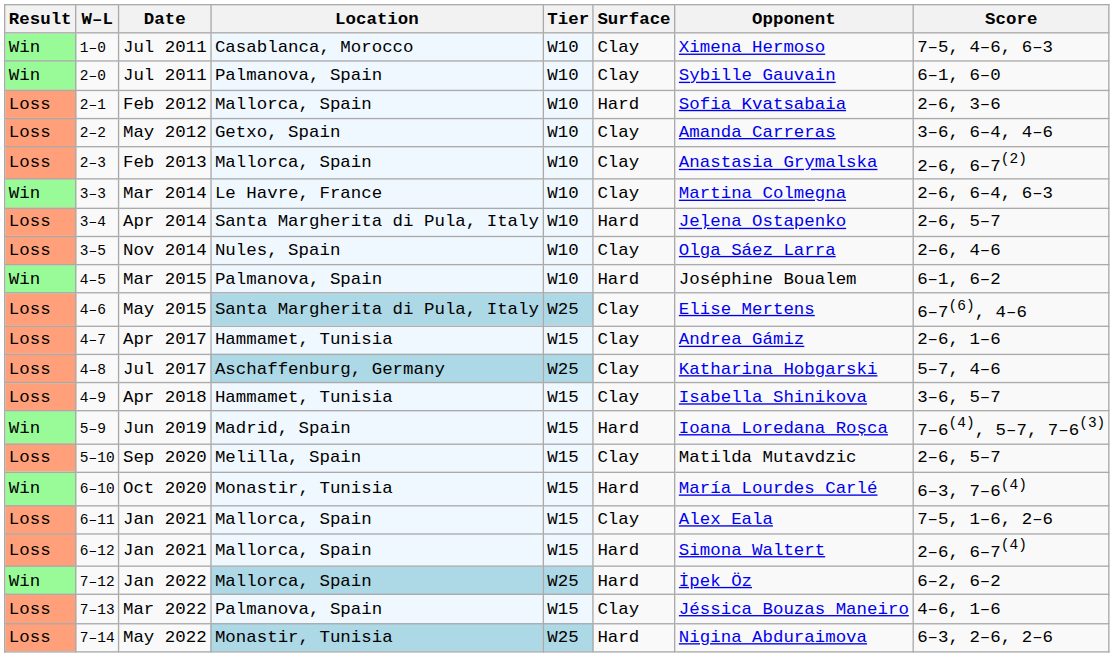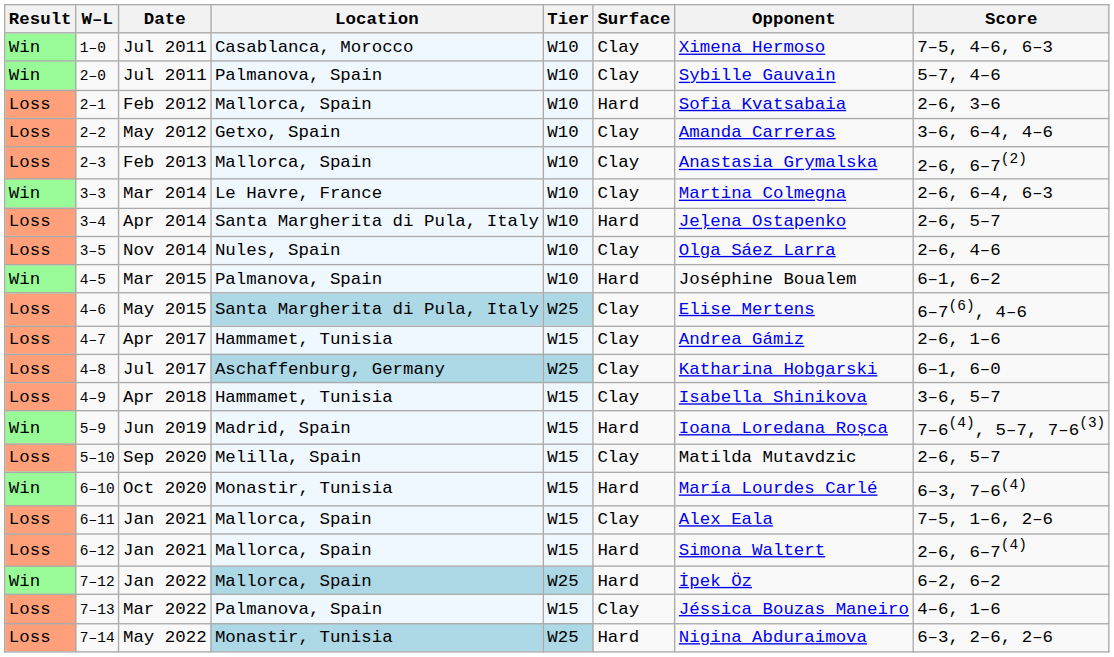(959, 76) 6–1, 6–0 -> (959, 76) 5–7, 4–6
(959, 368) 5–7, 4–6 -> (959, 368) 6–1, 6–0
